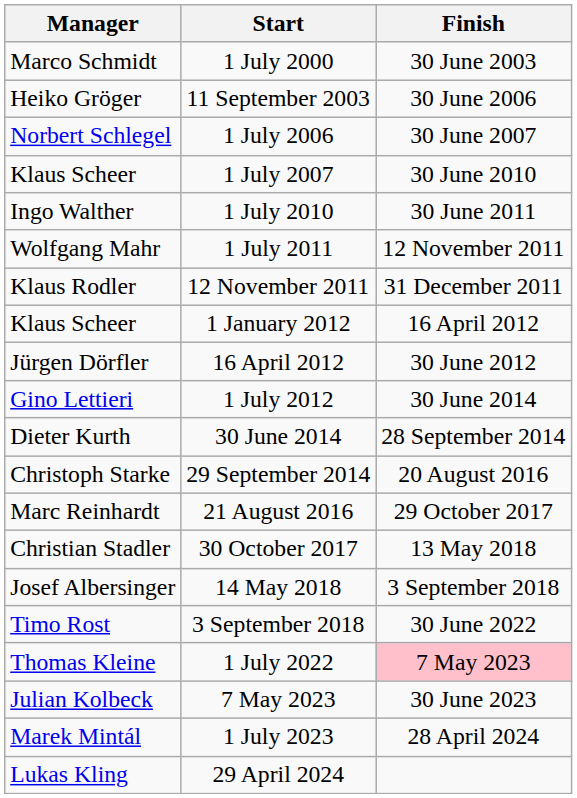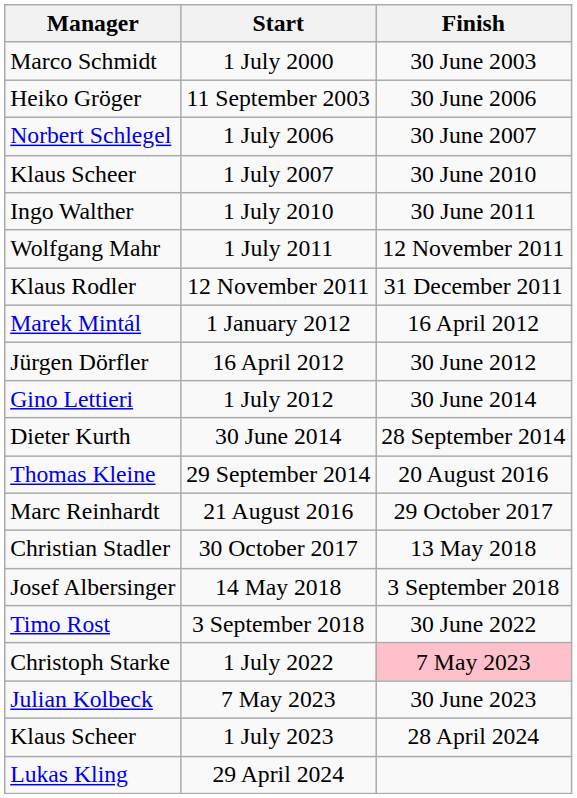(73, 323) Klaus Scheer -> (76, 323) Marek Mintál
(90, 473) Christoph Starke -> (83, 473) Thomas Kleine
(83, 661) Thomas Kleine -> (90, 661) Christoph Starke
(76, 736) Marek Mintál -> (73, 736) Klaus Scheer
